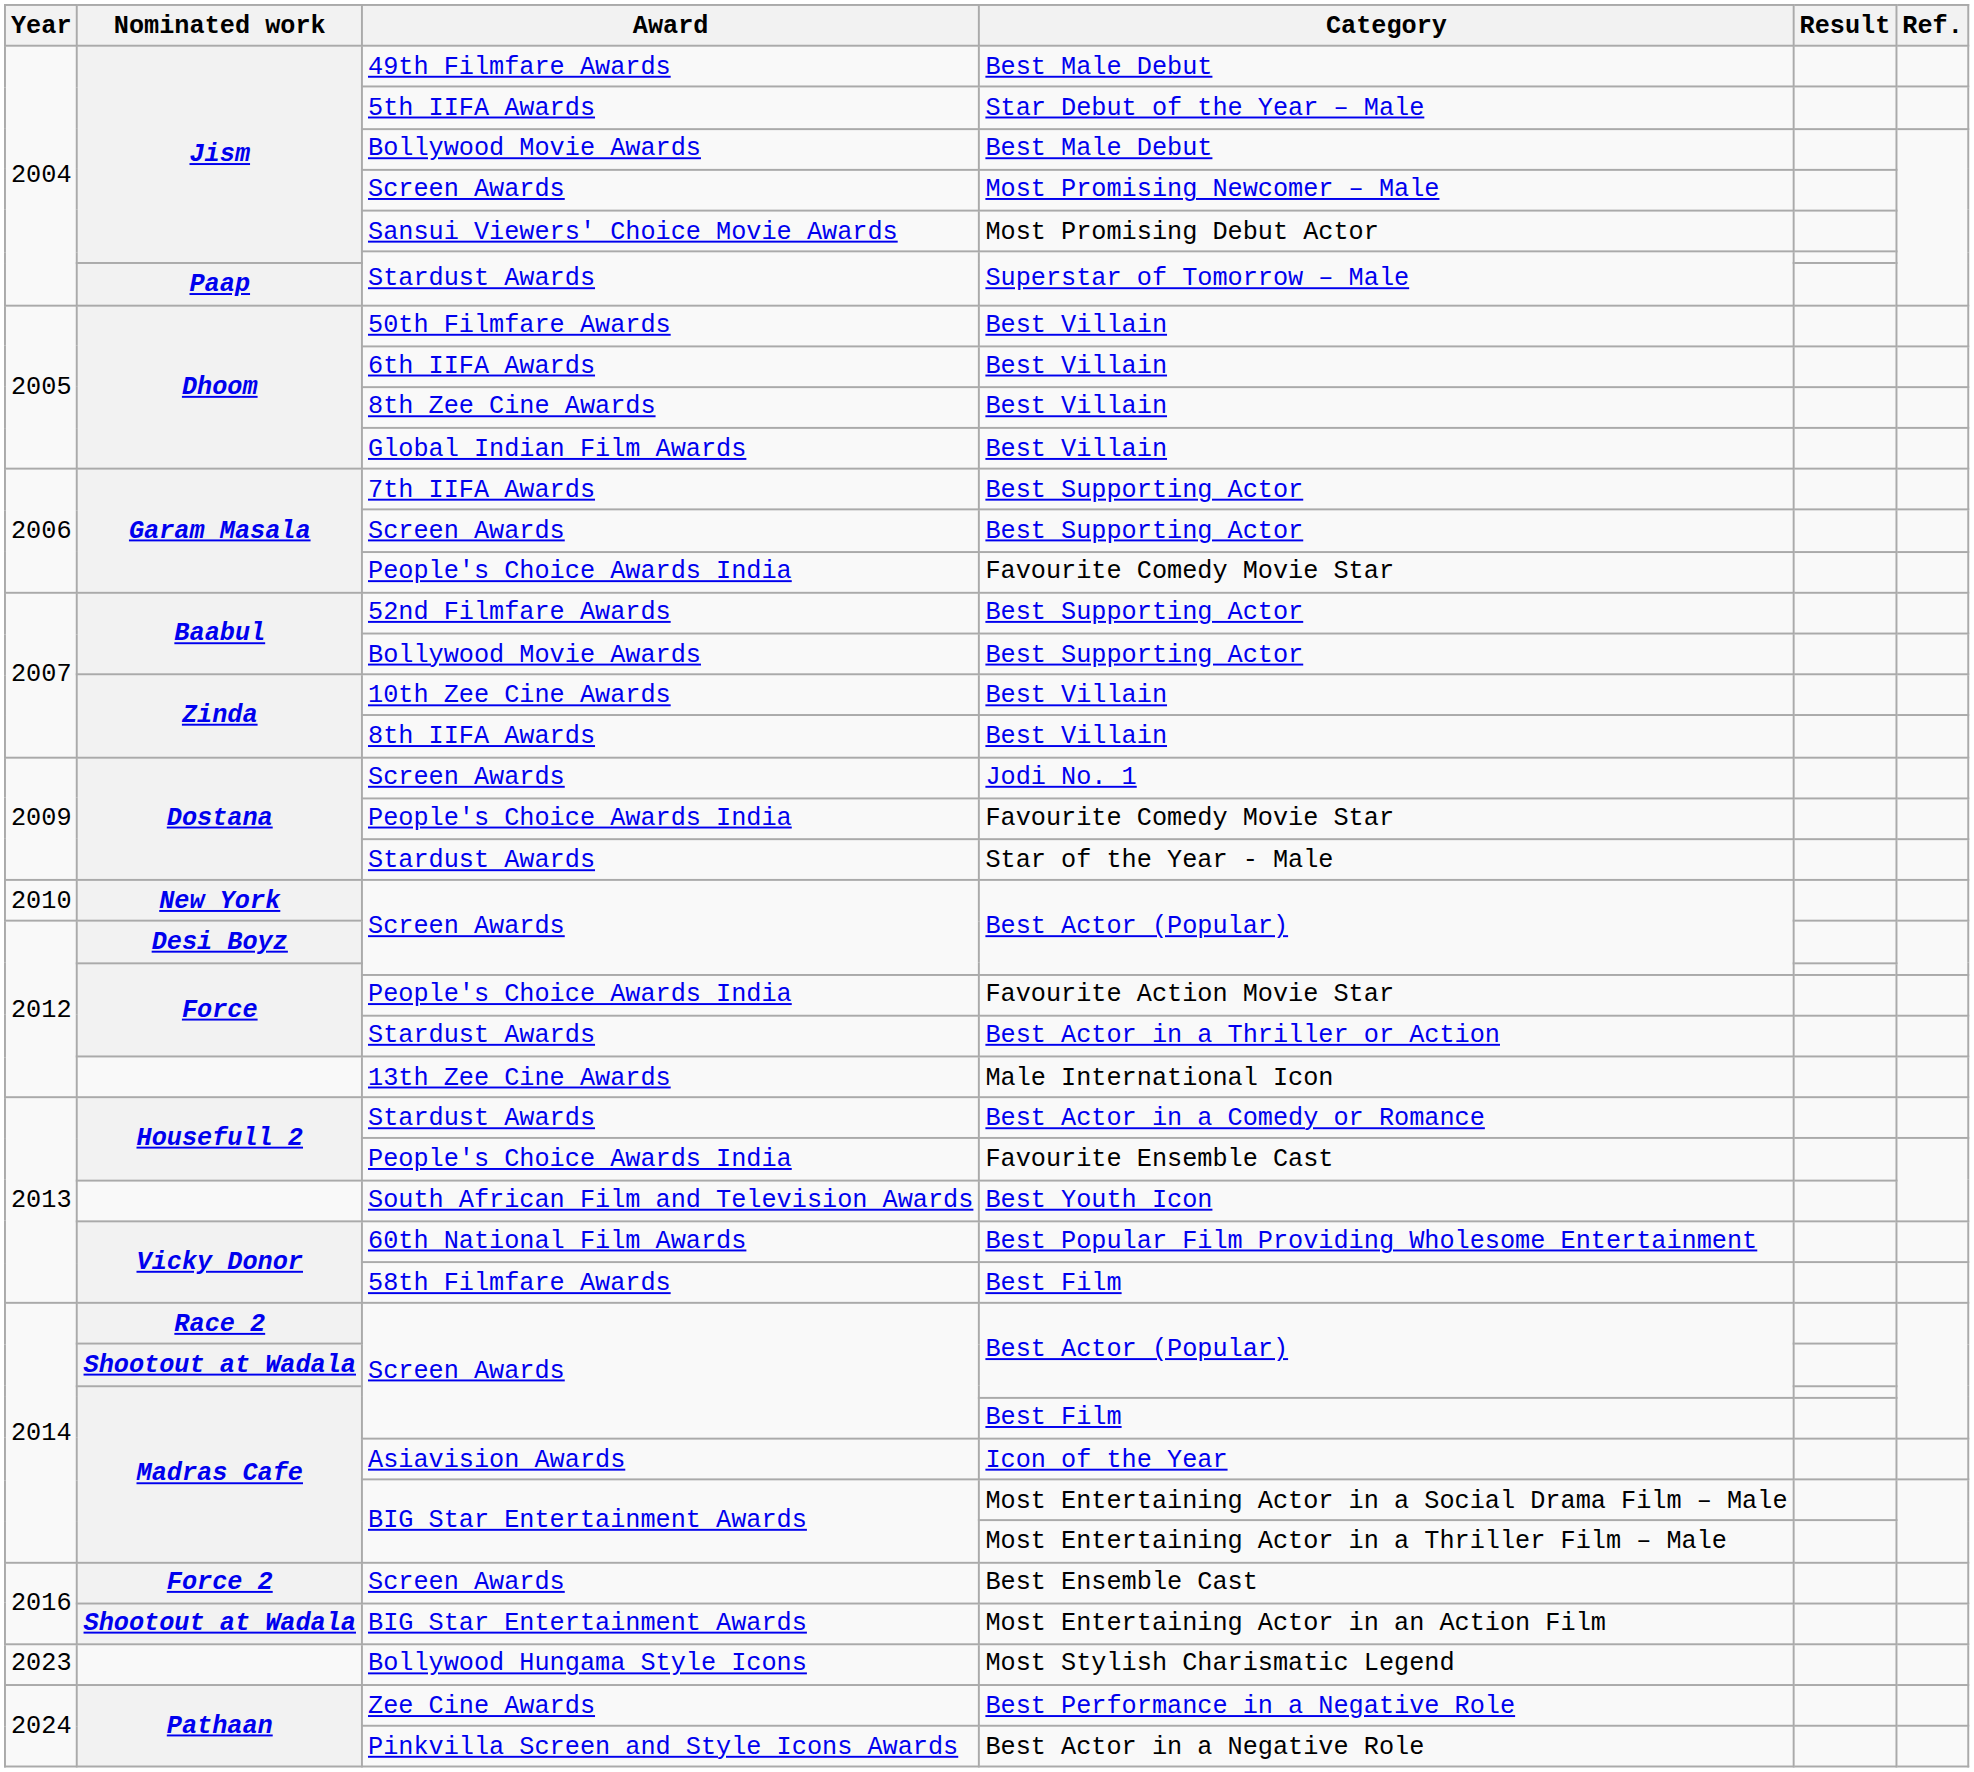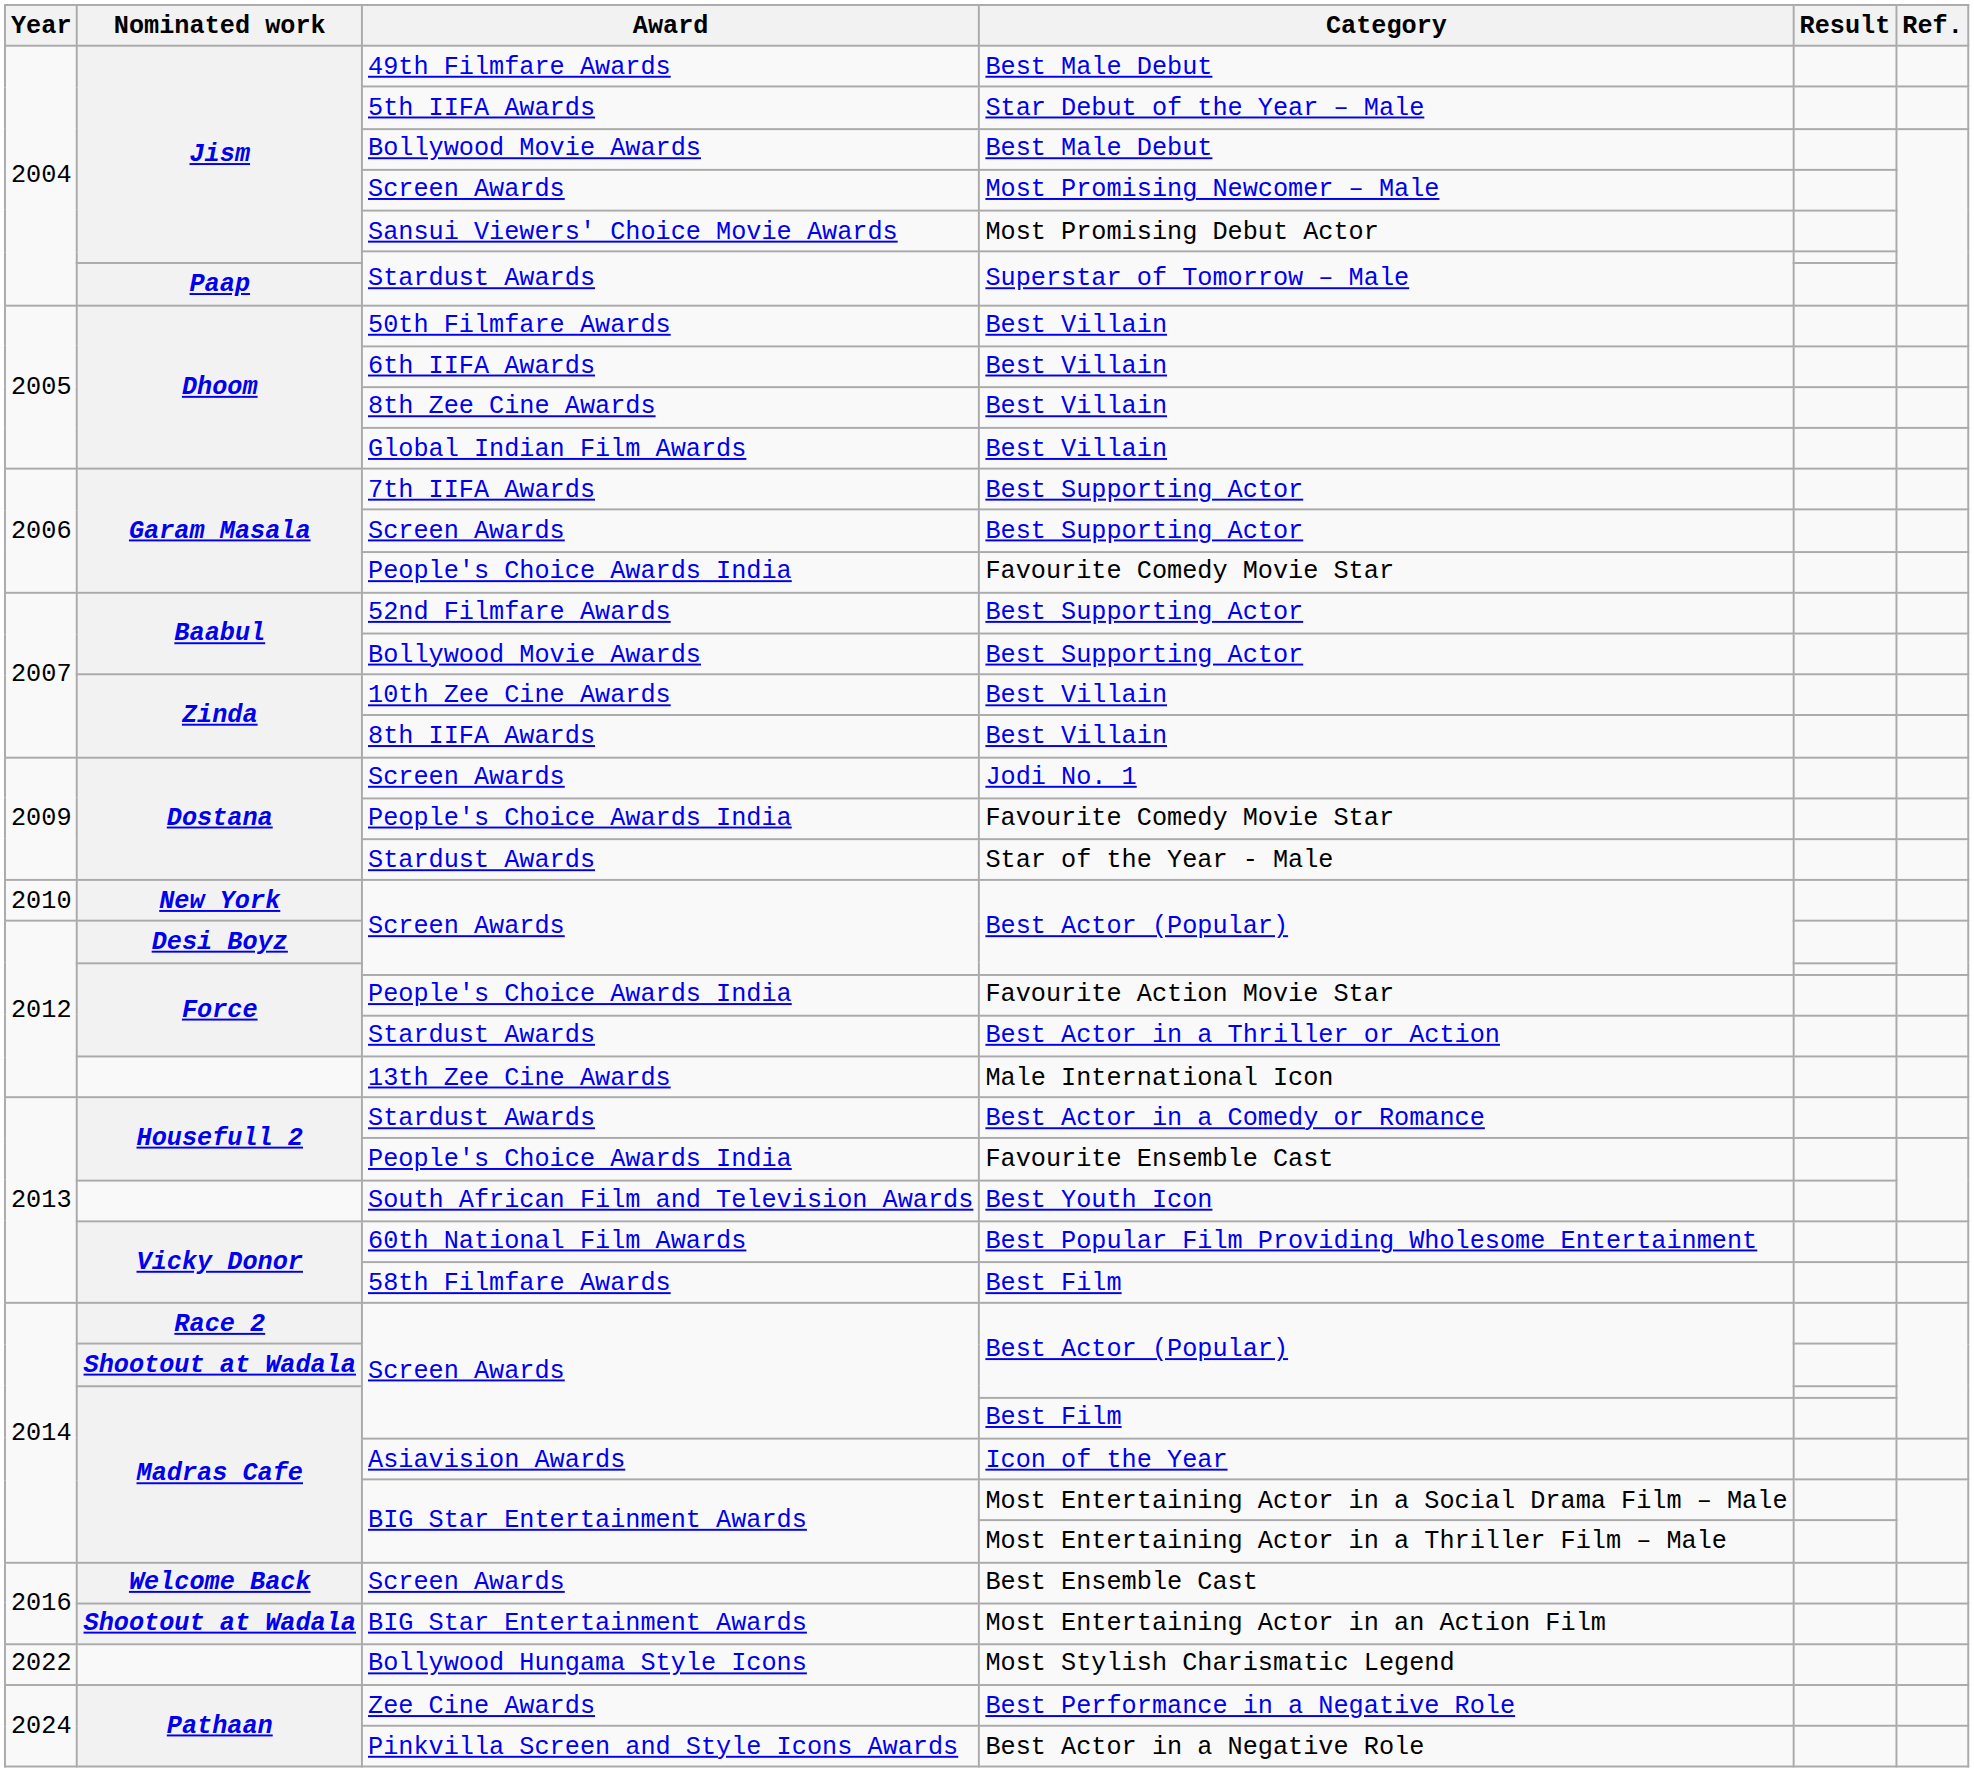(220, 1582) Force 2 -> (220, 1582) Welcome Back
(41, 1665) 2023 -> (41, 1665) 2022
